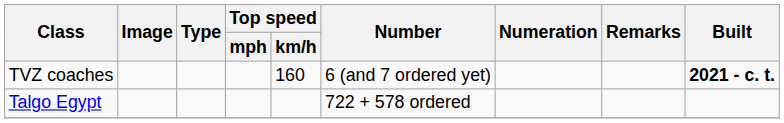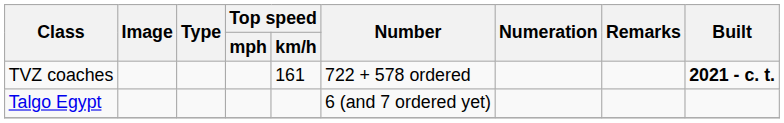(290, 74) 160 -> (290, 74) 161
(408, 74) 6 (and 7 ordered yet) -> (398, 74) 722 + 578 ordered
(398, 103) 722 + 578 ordered -> (408, 103) 6 (and 7 ordered yet)
